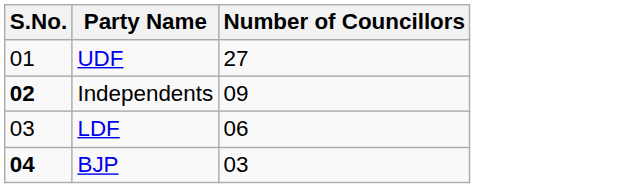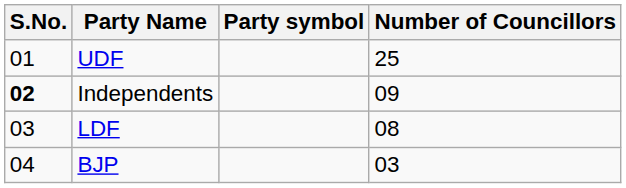+ column: (294, 22)
(236, 57) 27 -> (387, 57) 25
(236, 128) 06 -> (387, 128) 08
(22, 164) bold -> (22, 164) normal
